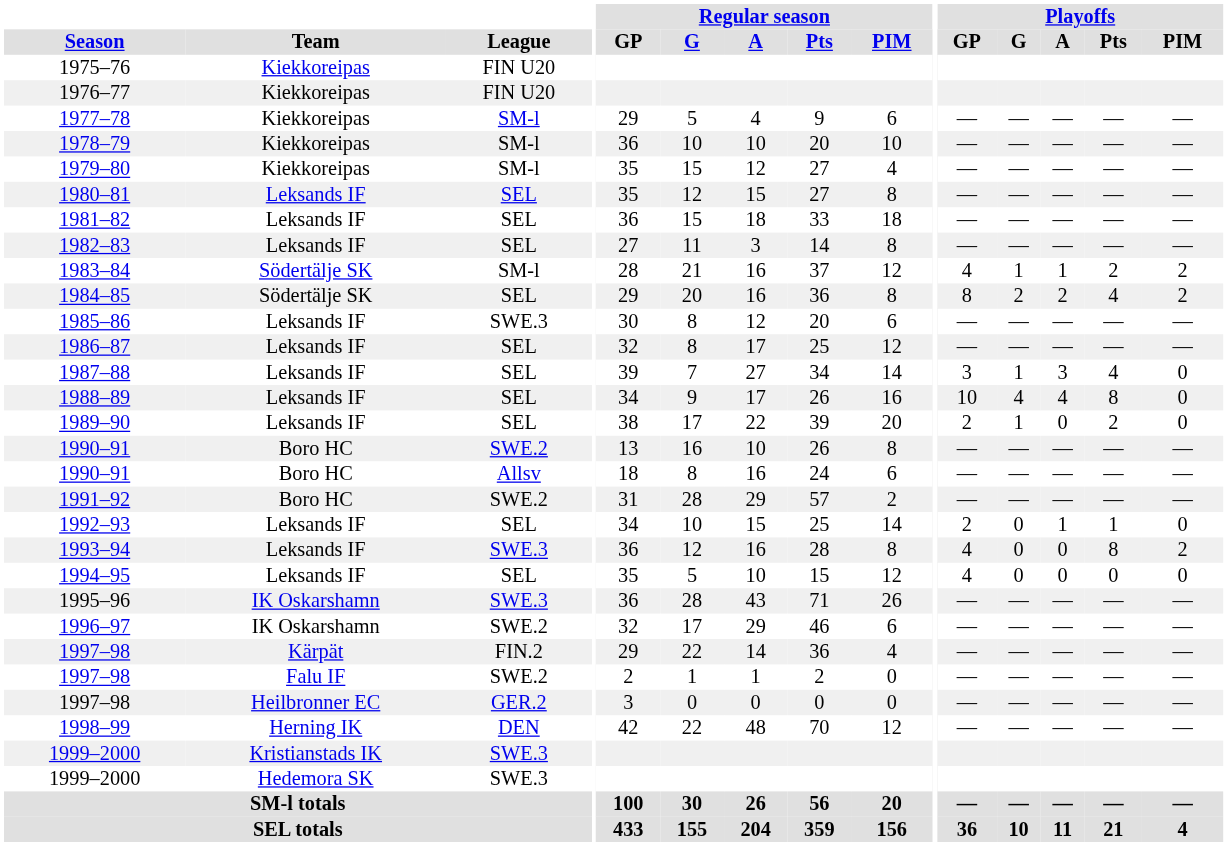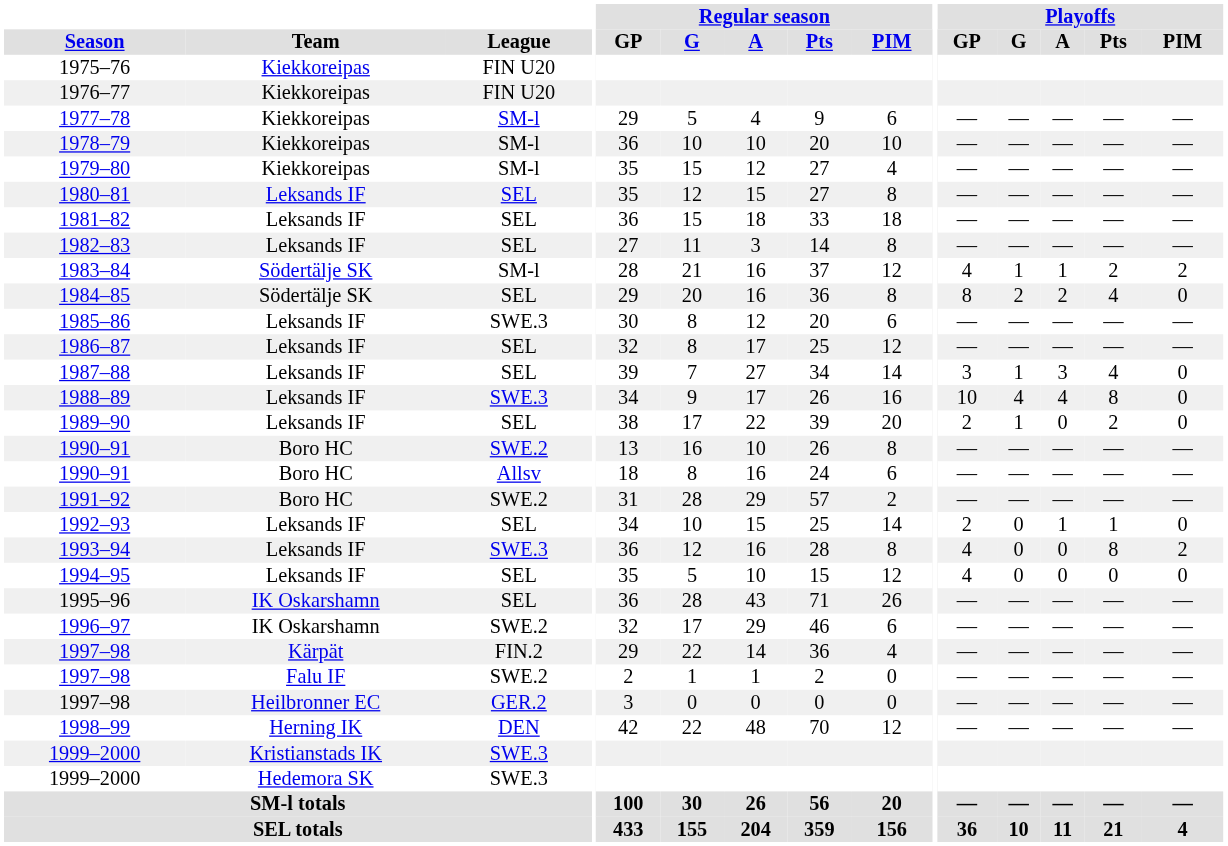(1183, 295) 2 -> (1183, 295) 0
(519, 397) SEL -> (519, 397) SWE.3
(519, 600) SWE.3 -> (519, 600) SEL
